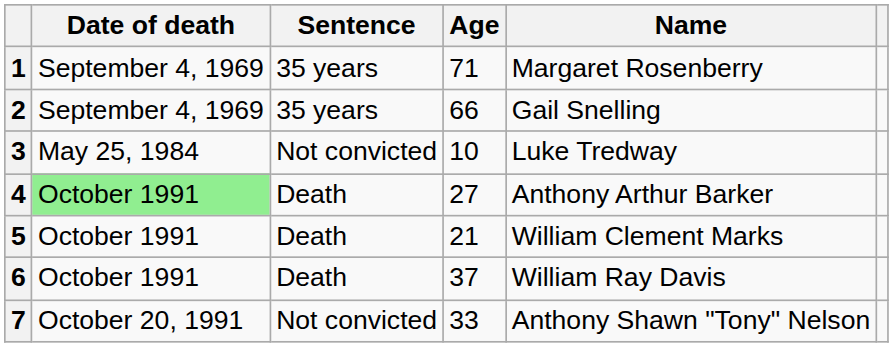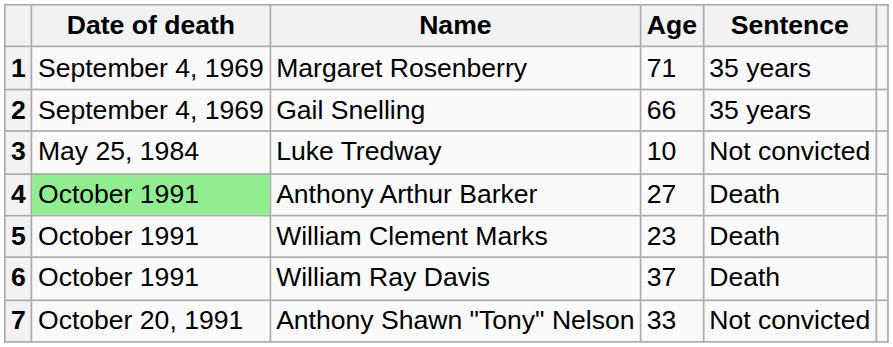columns swapped: (691, 25) <-> (357, 25)
(464, 236) 21 -> (662, 236) 23
